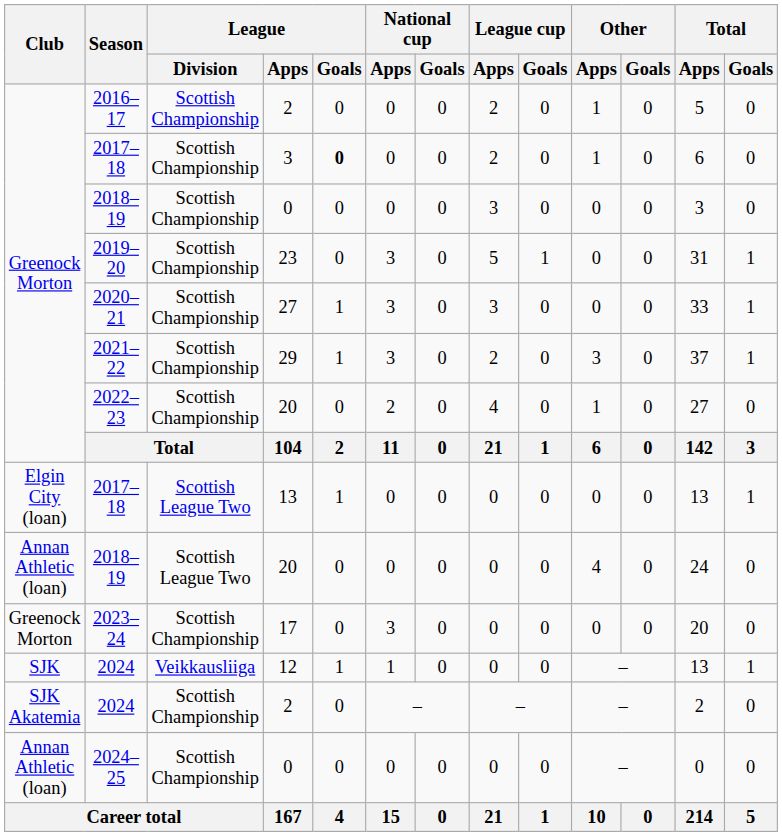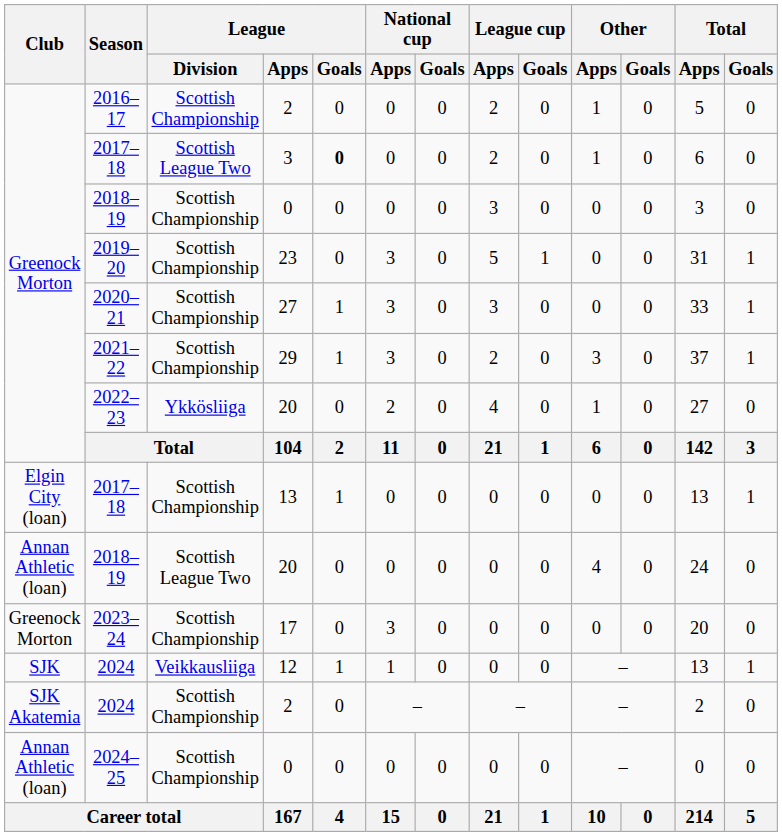(205, 158) Scottish Championship -> (205, 158) Scottish League Two
(205, 407) Scottish Championship -> (205, 407) Ykkösliiga
(205, 497) Scottish League Two -> (205, 497) Scottish Championship
